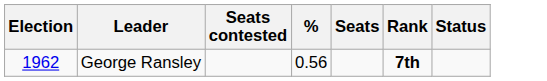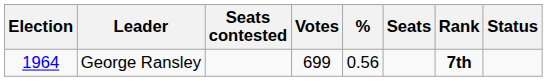+ column: (317, 27)
(41, 62) 1962 -> (41, 62) 1964
